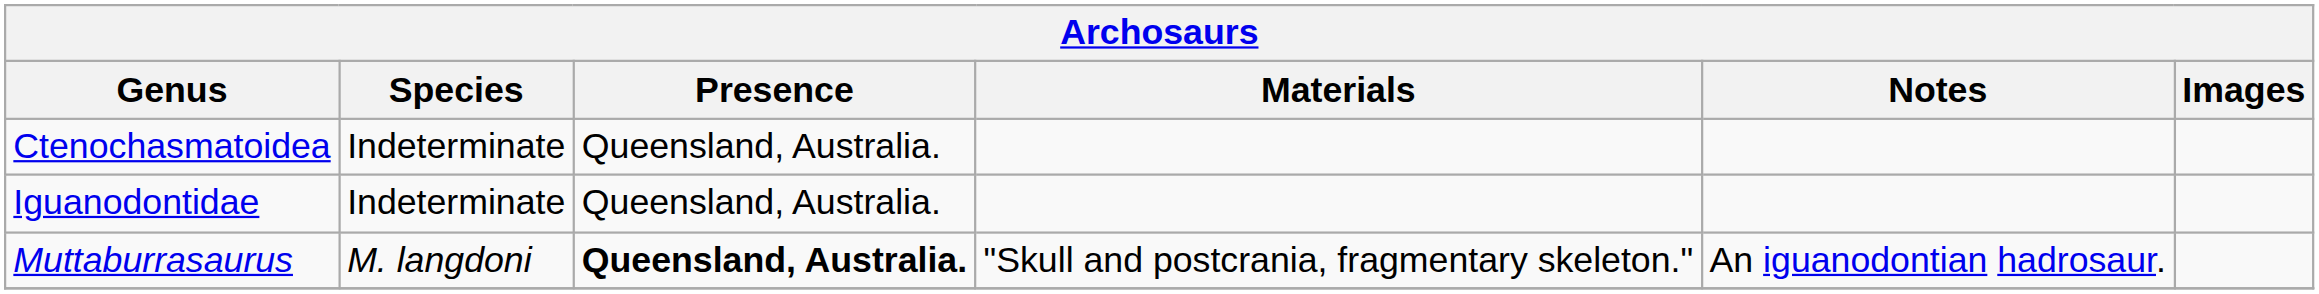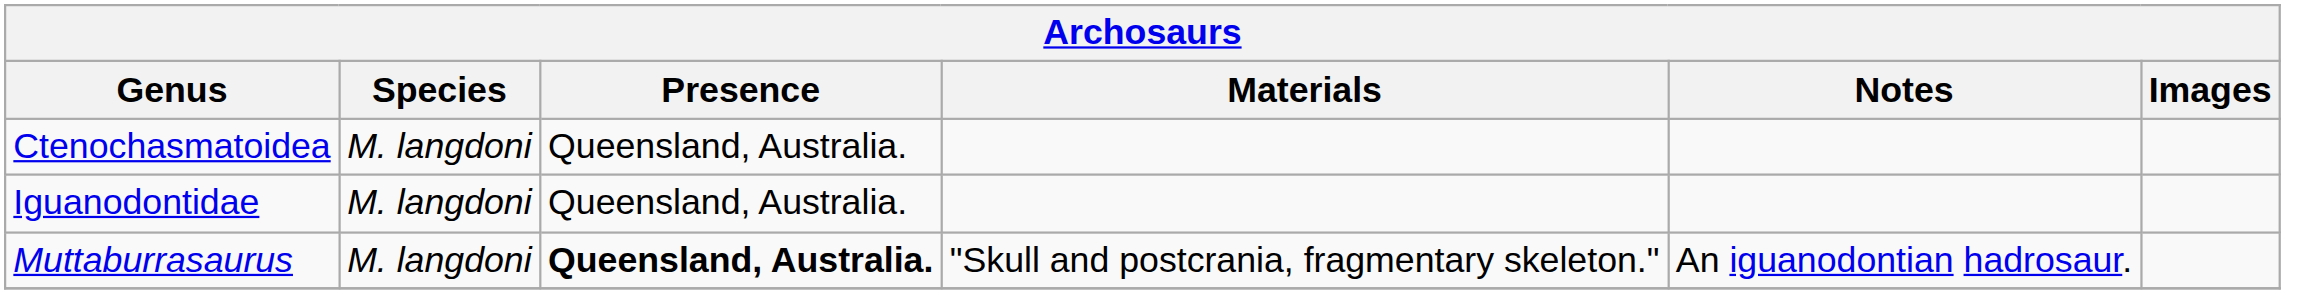(456, 145) Indeterminate -> (439, 145) M. langdoni
(456, 202) Indeterminate -> (439, 202) M. langdoni
